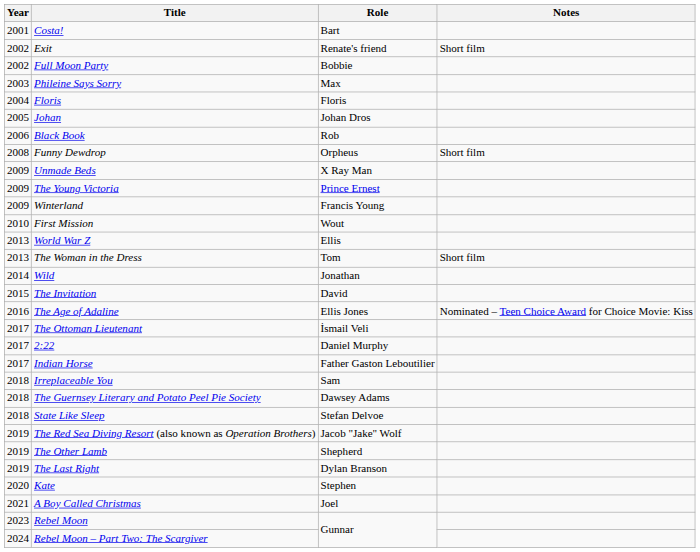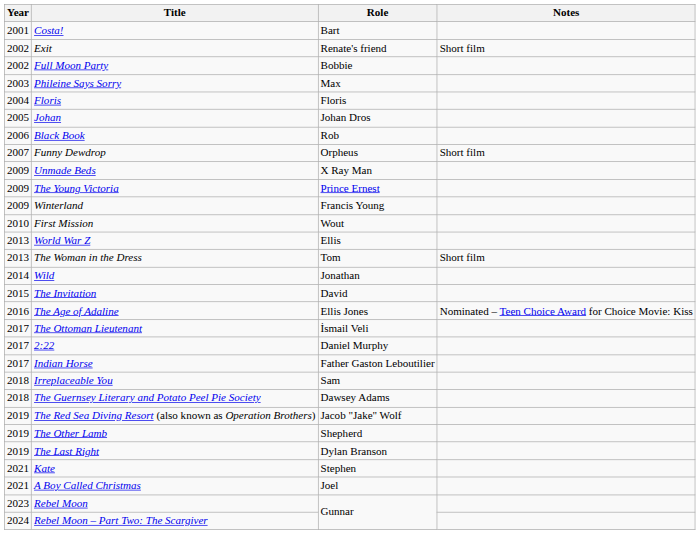(18, 153) 2008 -> (18, 153) 2007
- row: (69, 415)
(18, 485) 2020 -> (18, 468) 2021
